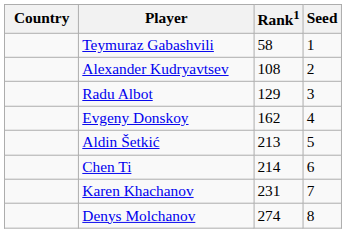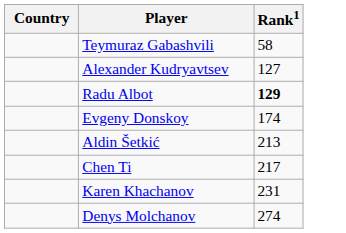- column: (322, 18)
(269, 69) 108 -> (269, 69) 127
(269, 93) normal -> (269, 93) bold
(269, 118) 162 -> (269, 118) 174
(269, 166) 214 -> (269, 166) 217
